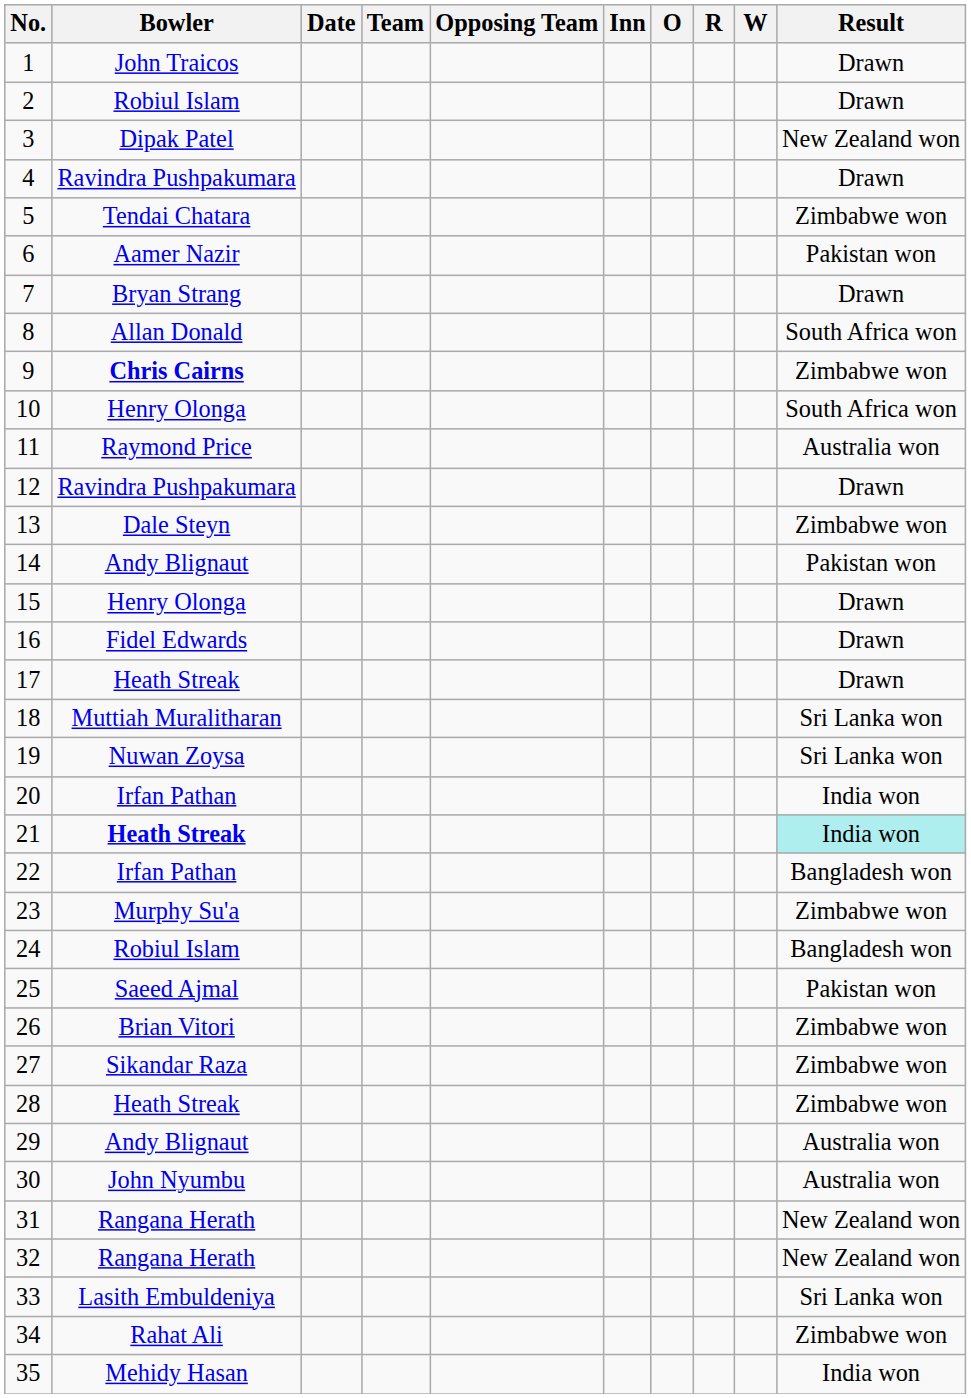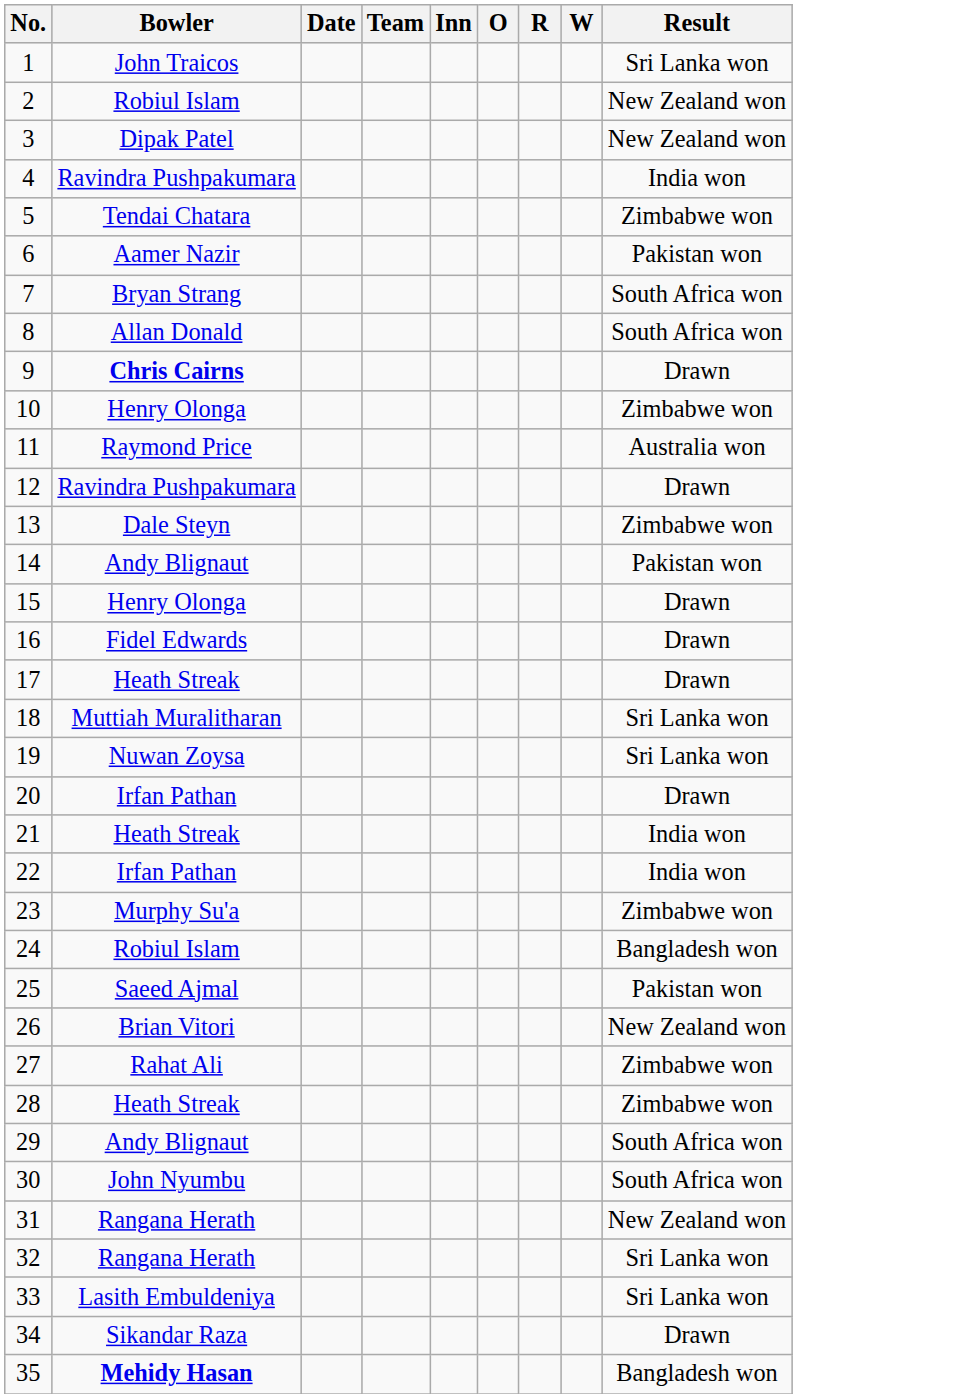- column: (517, 23)
(871, 62) Drawn -> (697, 62) Sri Lanka won
(871, 100) Drawn -> (697, 100) New Zealand won
(871, 178) Drawn -> (697, 178) India won
(871, 293) Drawn -> (697, 293) South Africa won
(871, 370) Zimbabwe won -> (697, 370) Drawn
(871, 409) South Africa won -> (697, 409) Zimbabwe won
(871, 795) India won -> (697, 795) Drawn
(177, 833) bold -> (177, 833) normal
(871, 833) paleturquoise background -> (697, 833) no background
(871, 872) Bangladesh won -> (697, 872) India won
(871, 1026) Zimbabwe won -> (697, 1026) New Zealand won
(177, 1065) Sikandar Raza -> (177, 1065) Rahat Ali
(871, 1142) Australia won -> (697, 1142) South Africa won
(871, 1180) Australia won -> (697, 1180) South Africa won
(871, 1258) New Zealand won -> (697, 1258) Sri Lanka won
(177, 1335) Rahat Ali -> (177, 1335) Sikandar Raza
(871, 1335) Zimbabwe won -> (697, 1335) Drawn
(177, 1373) normal -> (177, 1373) bold
(871, 1373) India won -> (697, 1373) Bangladesh won
